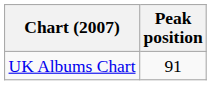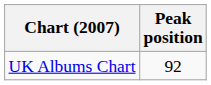(173, 65) 91 -> (173, 65) 92
